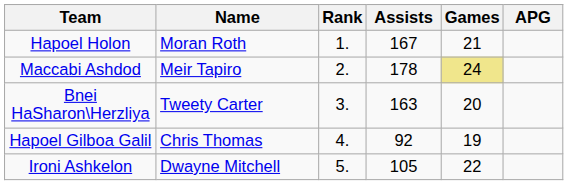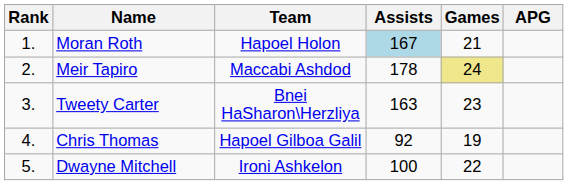columns swapped: (342, 17) <-> (80, 17)
(404, 43) no background -> (404, 43) lightblue background
(472, 105) 20 -> (472, 105) 23
(404, 166) 105 -> (404, 166) 100
